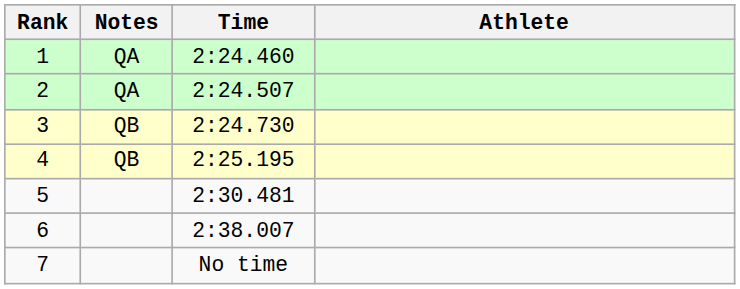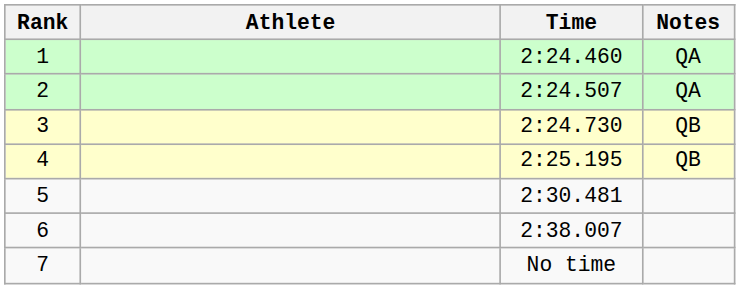columns swapped: (524, 22) <-> (127, 22)
